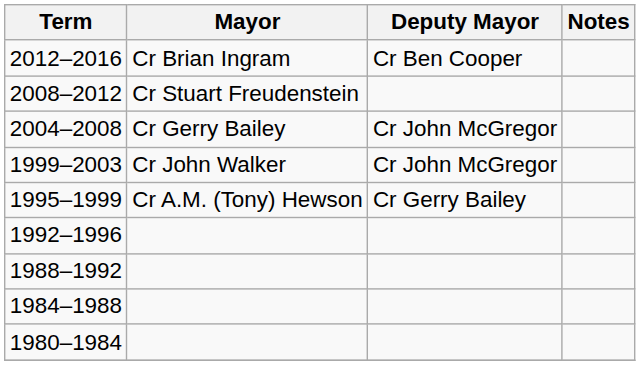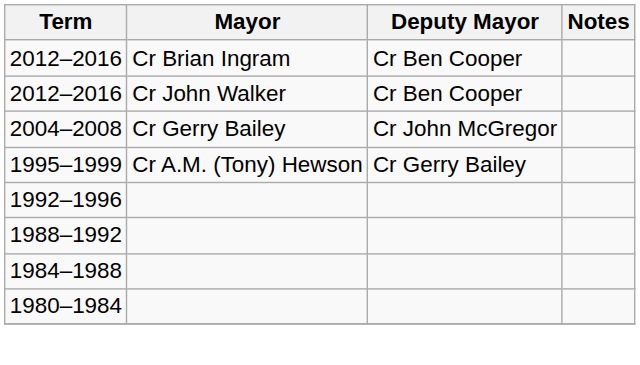+ row: (66, 93)
- row: (66, 93)
- row: (66, 164)
